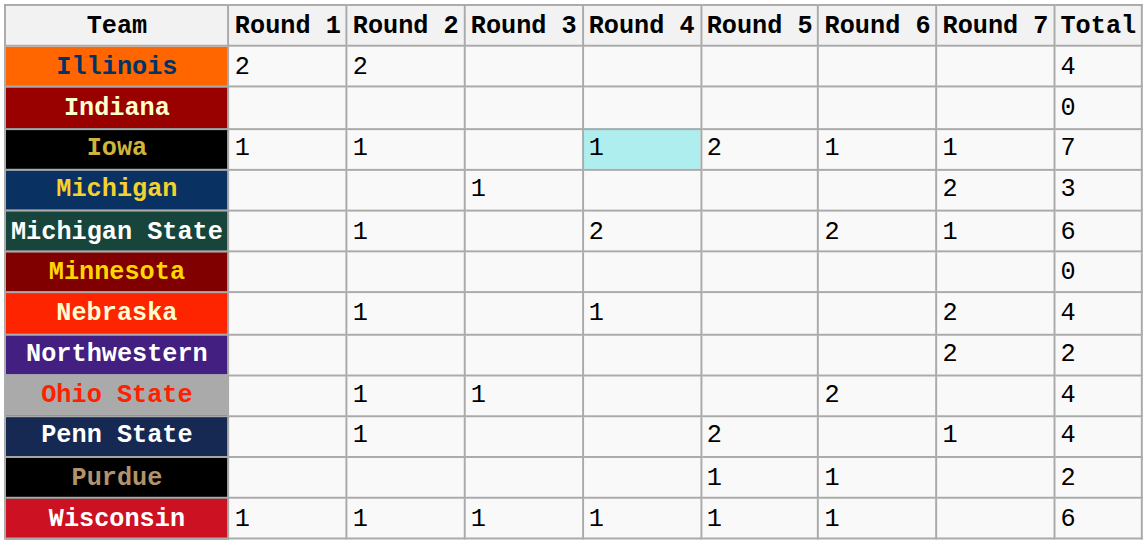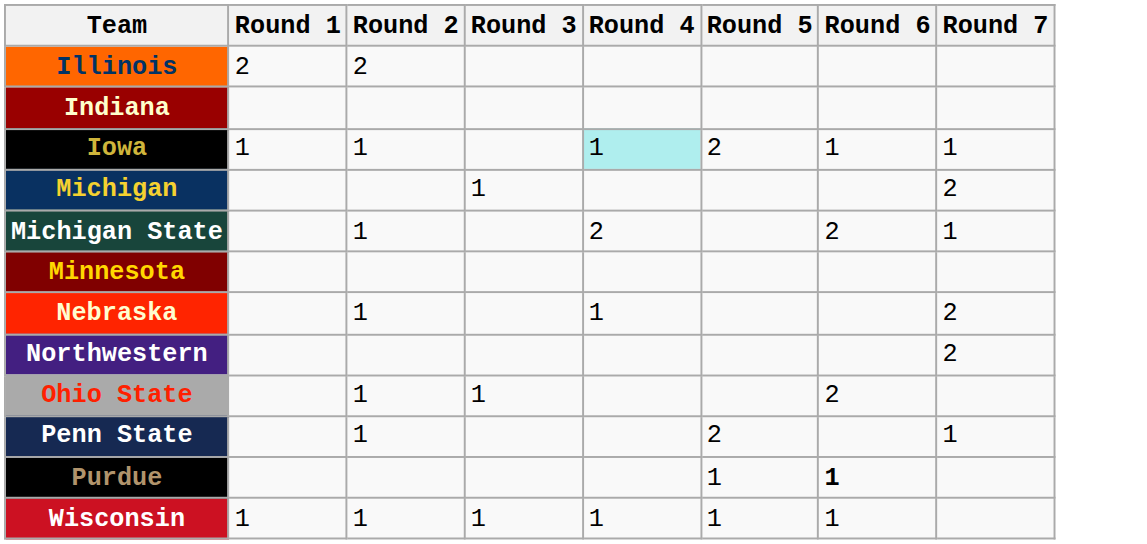- column: (1098, 26)
(832, 478) normal -> (832, 478) bold
